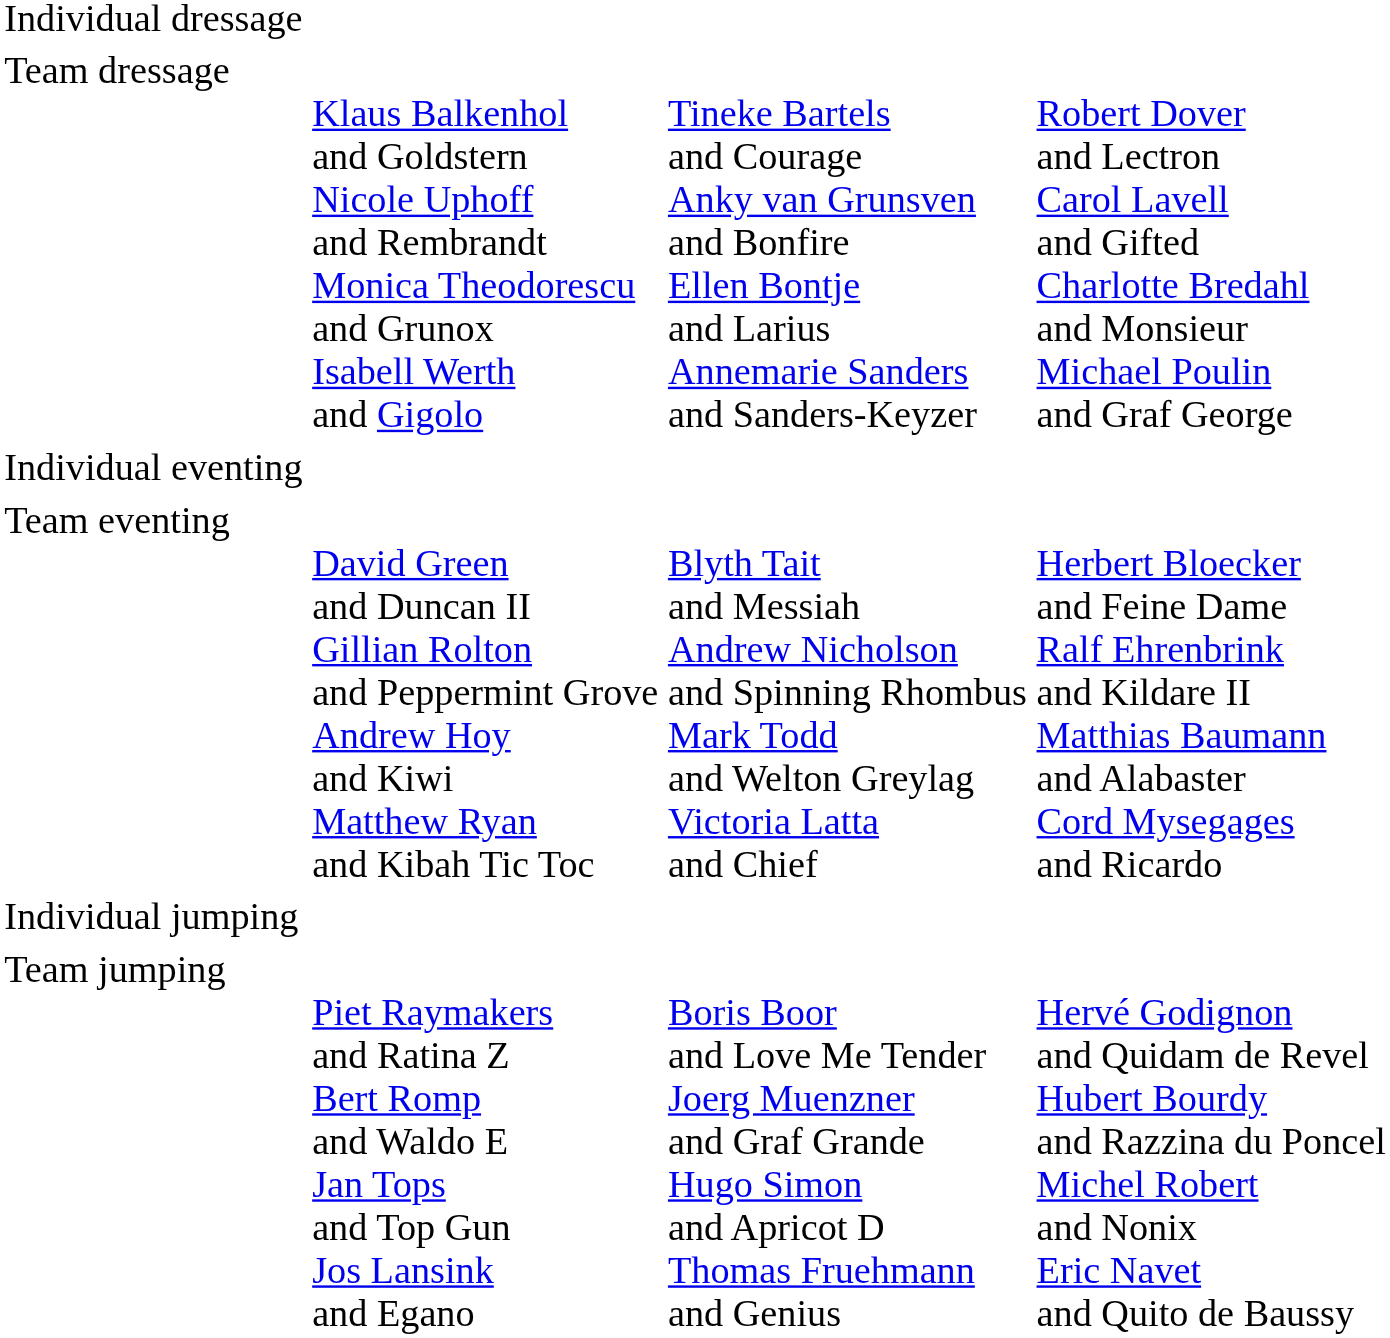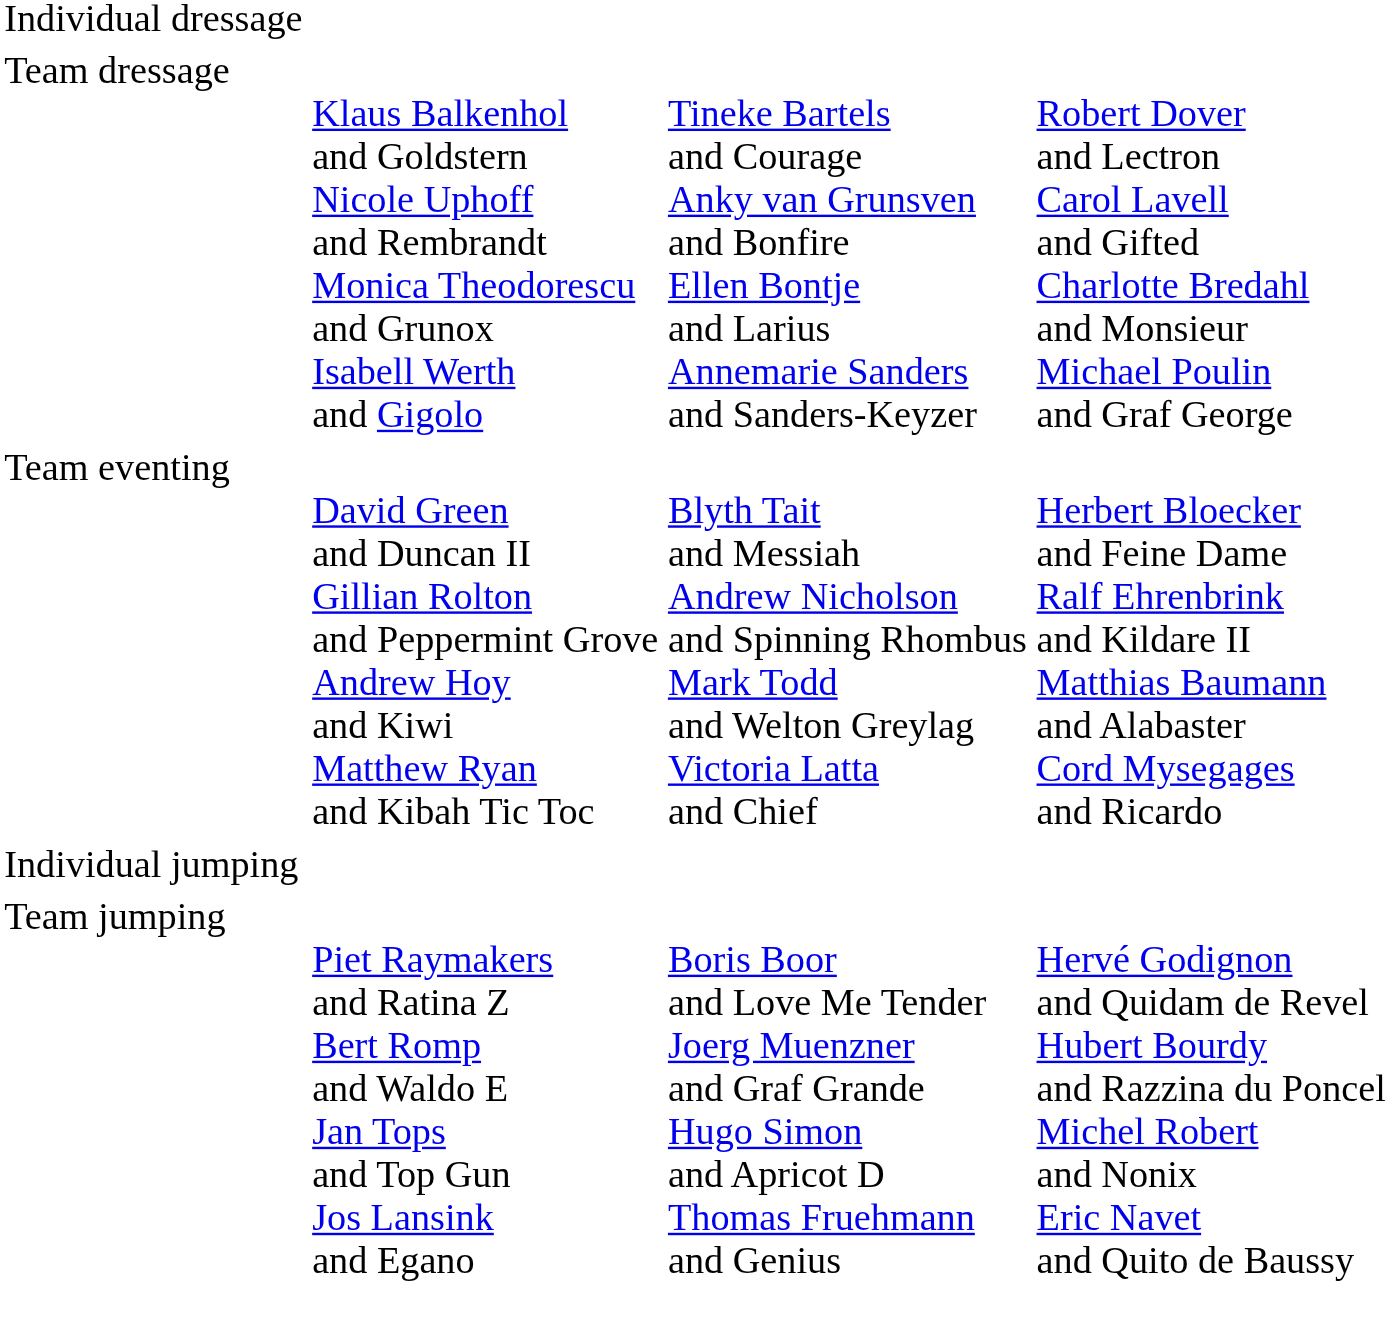- row: (153, 467)
